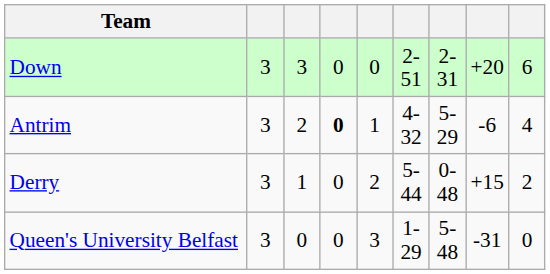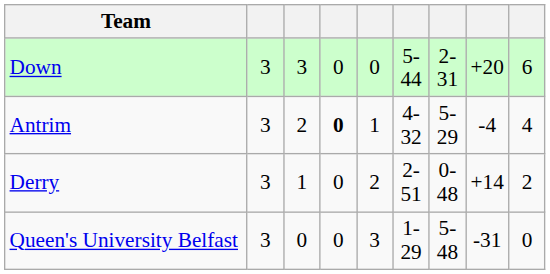(411, 67) 2-51 -> (411, 67) 5-44
(487, 124) -6 -> (487, 124) -4
(411, 182) 5-44 -> (411, 182) 2-51
(487, 182) +15 -> (487, 182) +14
